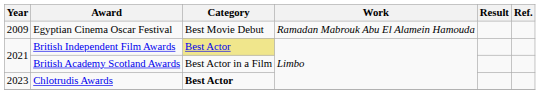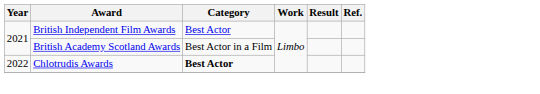- row: (103, 30)
(208, 47) khaki background -> (208, 30) no background
(18, 81) 2023 -> (18, 64) 2022
